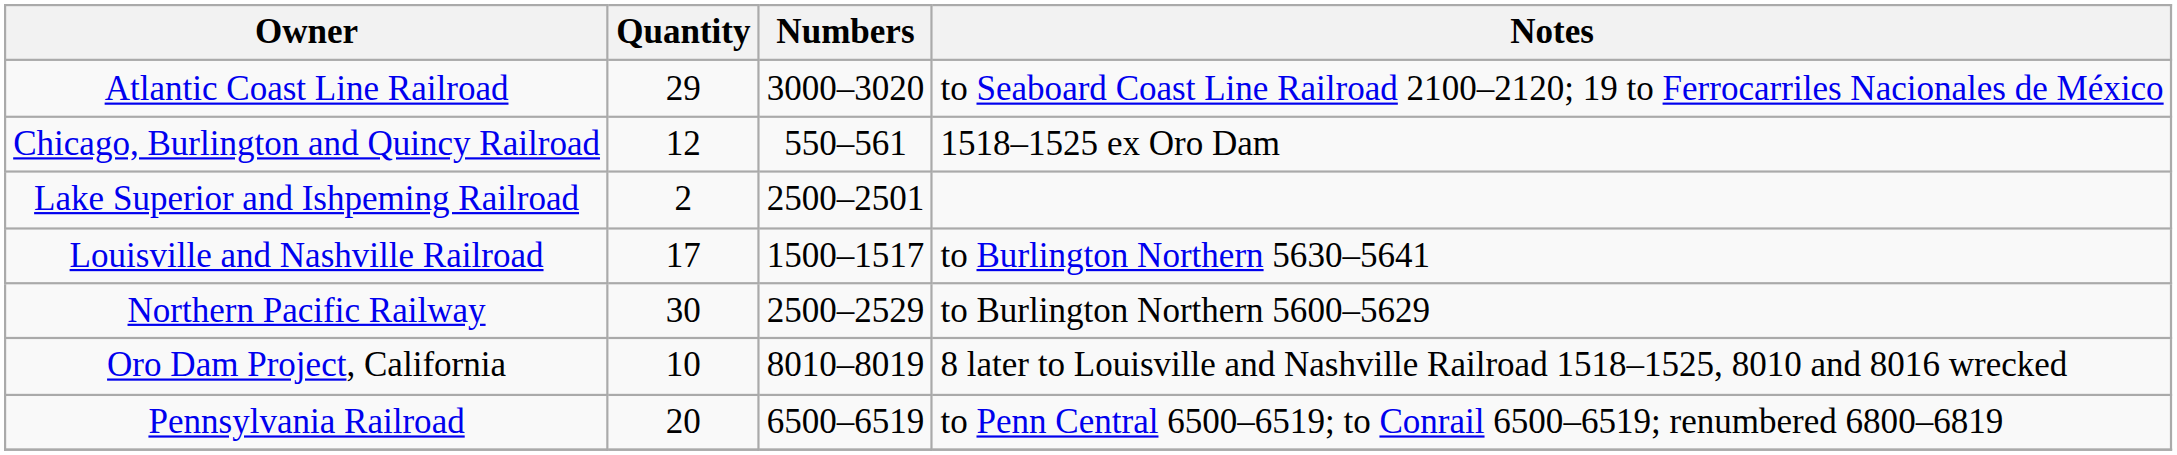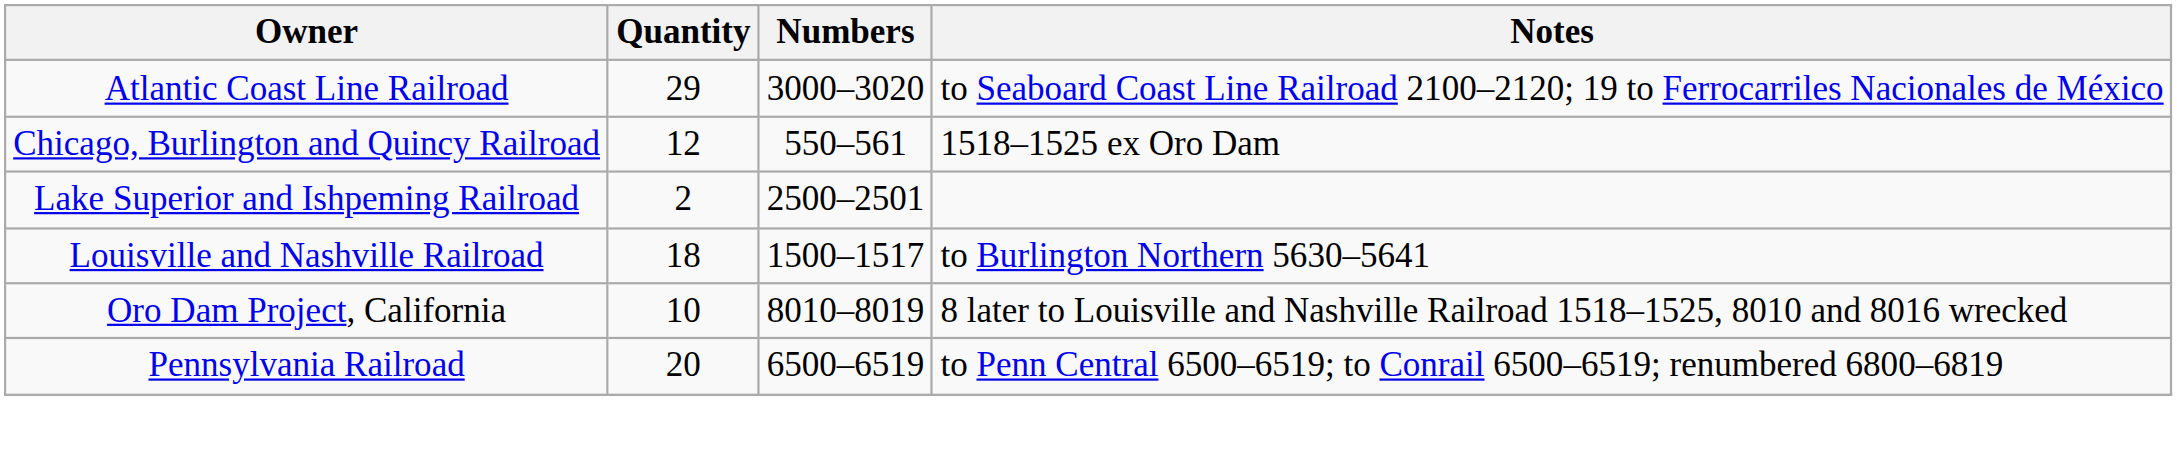(683, 254) 17 -> (683, 254) 18
- row: (307, 310)
